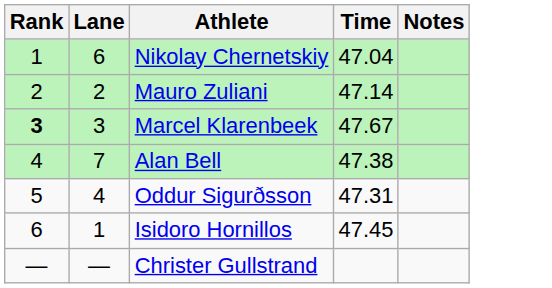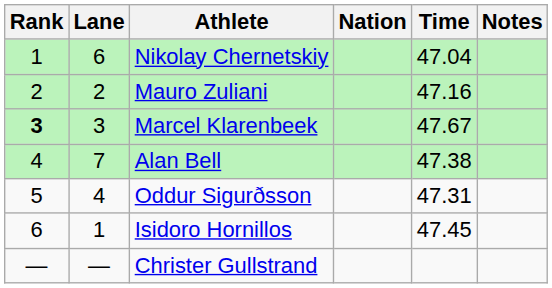+ column: (373, 21)
(366, 91) 47.14 -> (444, 91) 47.16
